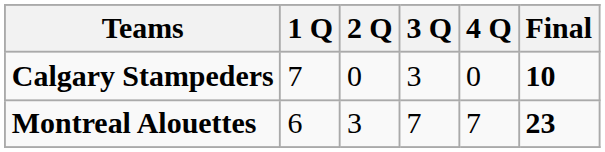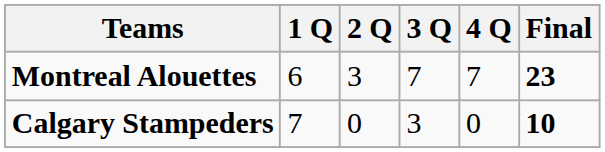rows swapped: (134, 123) <-> (143, 75)
